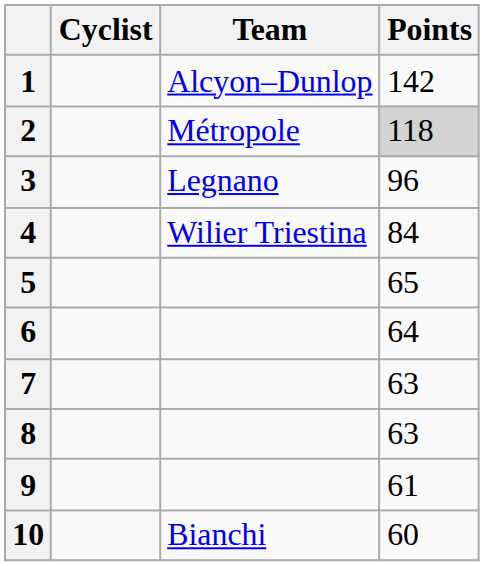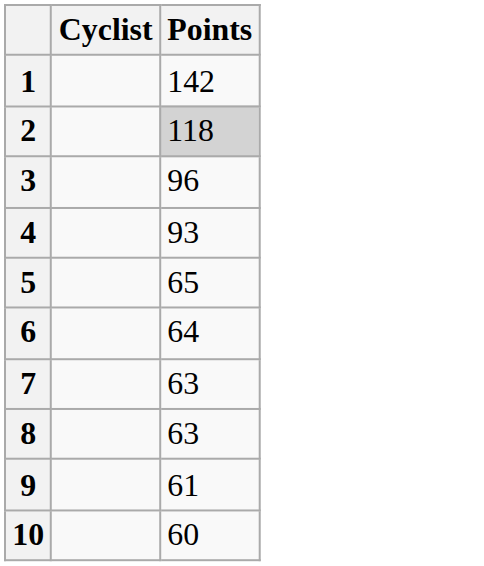- column: (270, 29)
(403, 231) 84 -> (183, 231) 93
